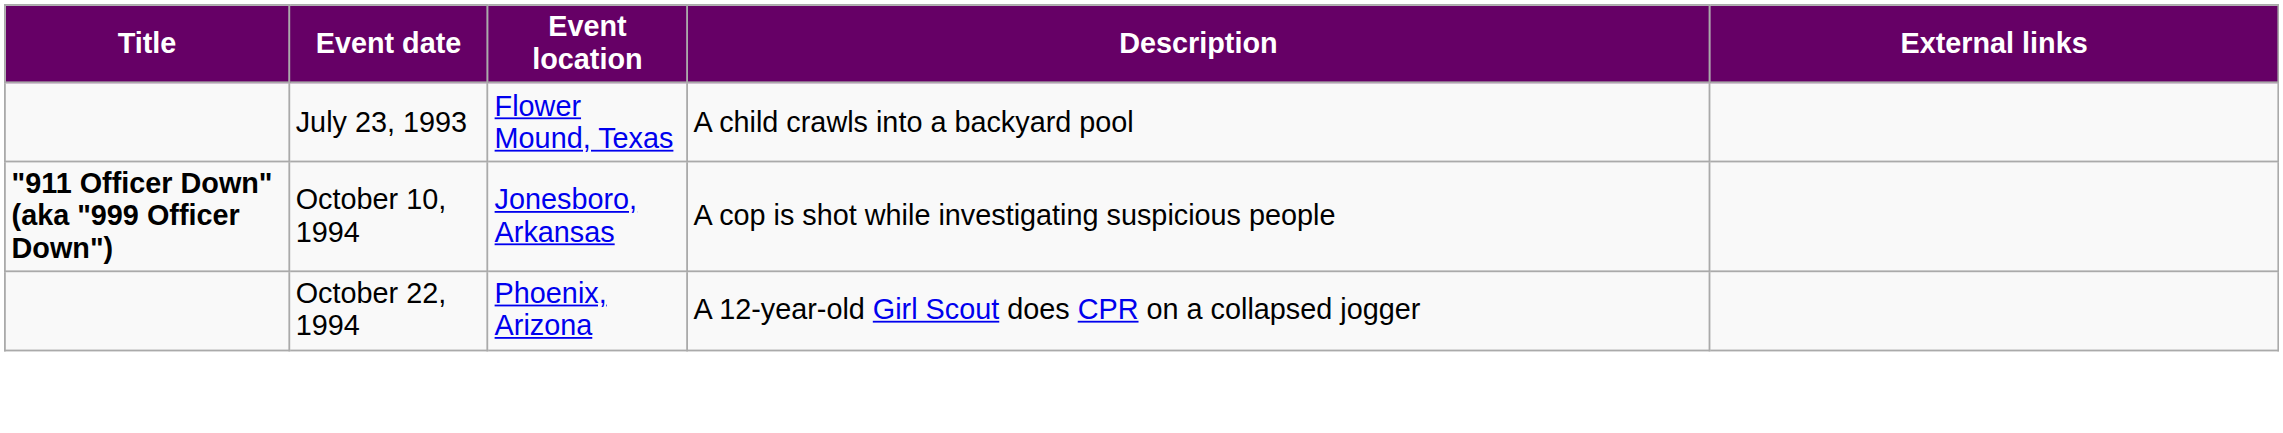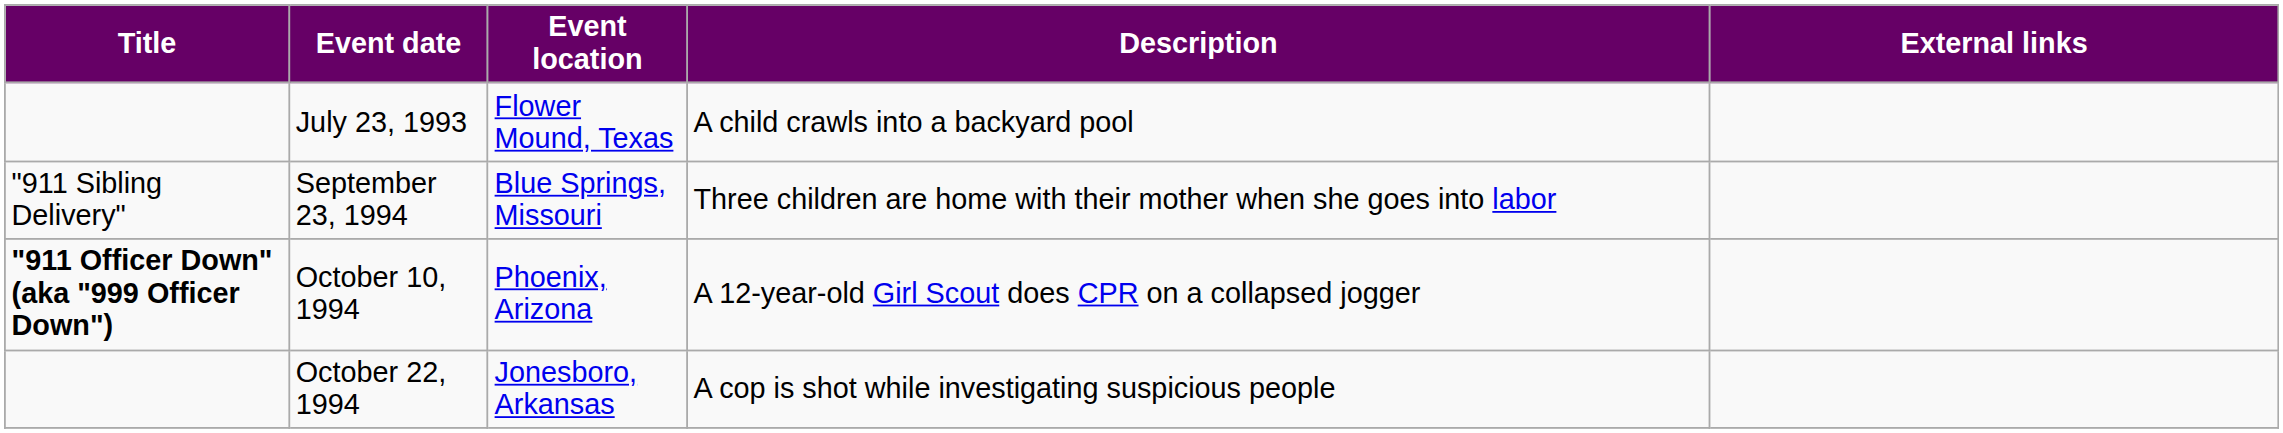+ row: (366, 199)
(566, 215) Jonesboro, Arkansas -> (551, 293) Phoenix, Arizona
(1015, 215) A cop is shot while investigating suspicious people -> (1057, 293) A 12-year-old Girl Scout does CPR on a collapsed jogger
(551, 310) Phoenix, Arizona -> (566, 388) Jonesboro, Arkansas
(1057, 310) A 12-year-old Girl Scout does CPR on a collapsed jogger -> (1015, 388) A cop is shot while investigating suspicious people
